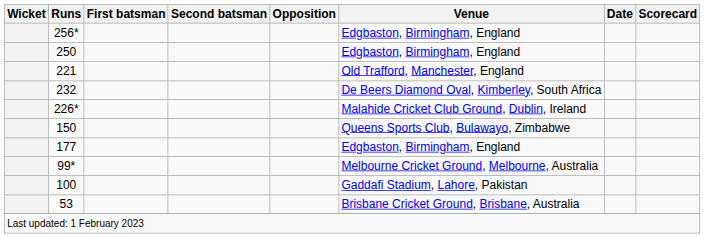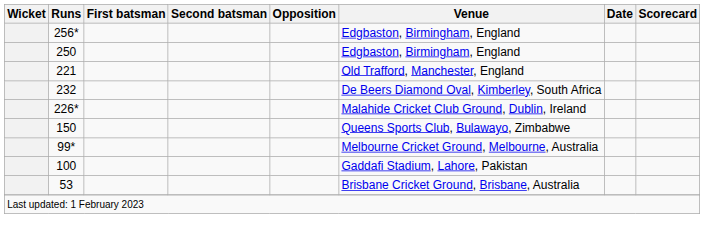- row: (66, 147)
